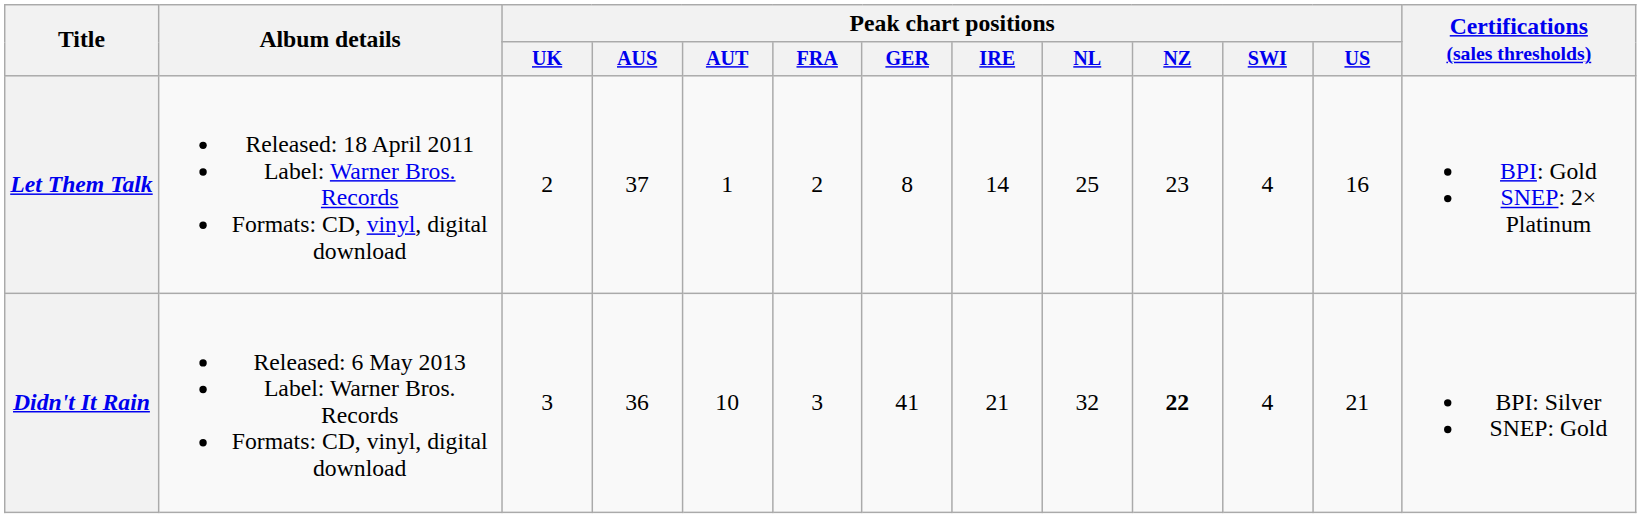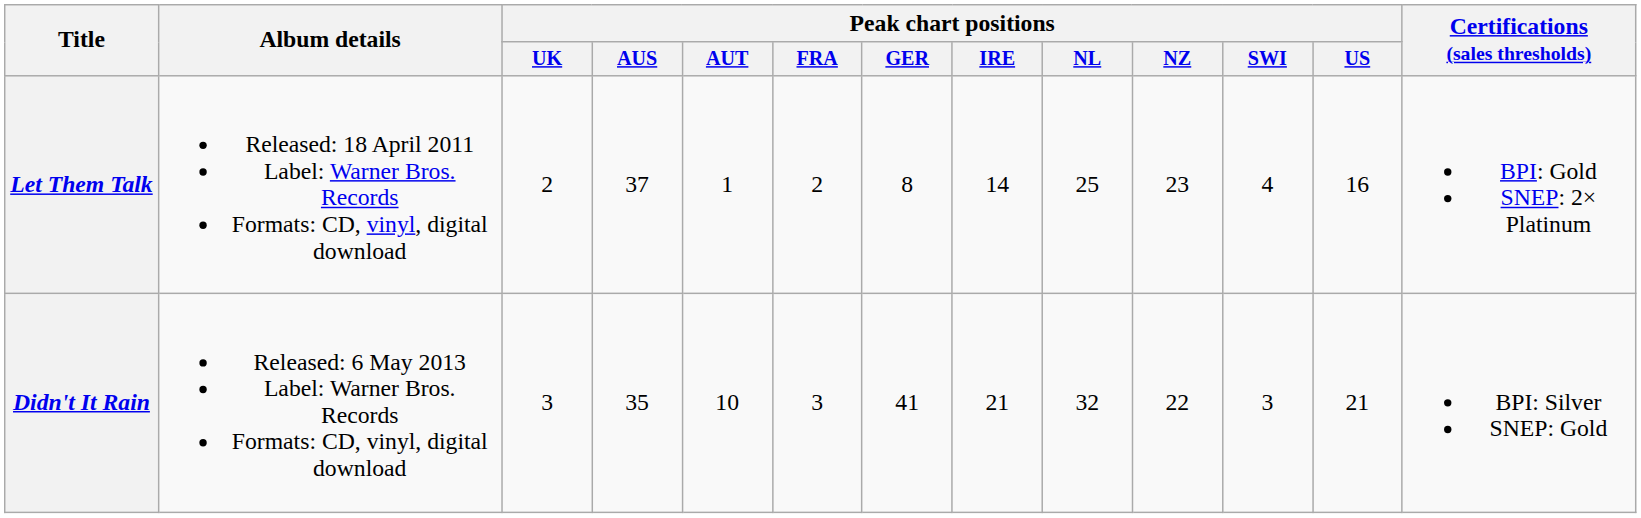(637, 402) 36 -> (637, 402) 35
(1177, 402) bold -> (1177, 402) normal
(1267, 402) 4 -> (1267, 402) 3
